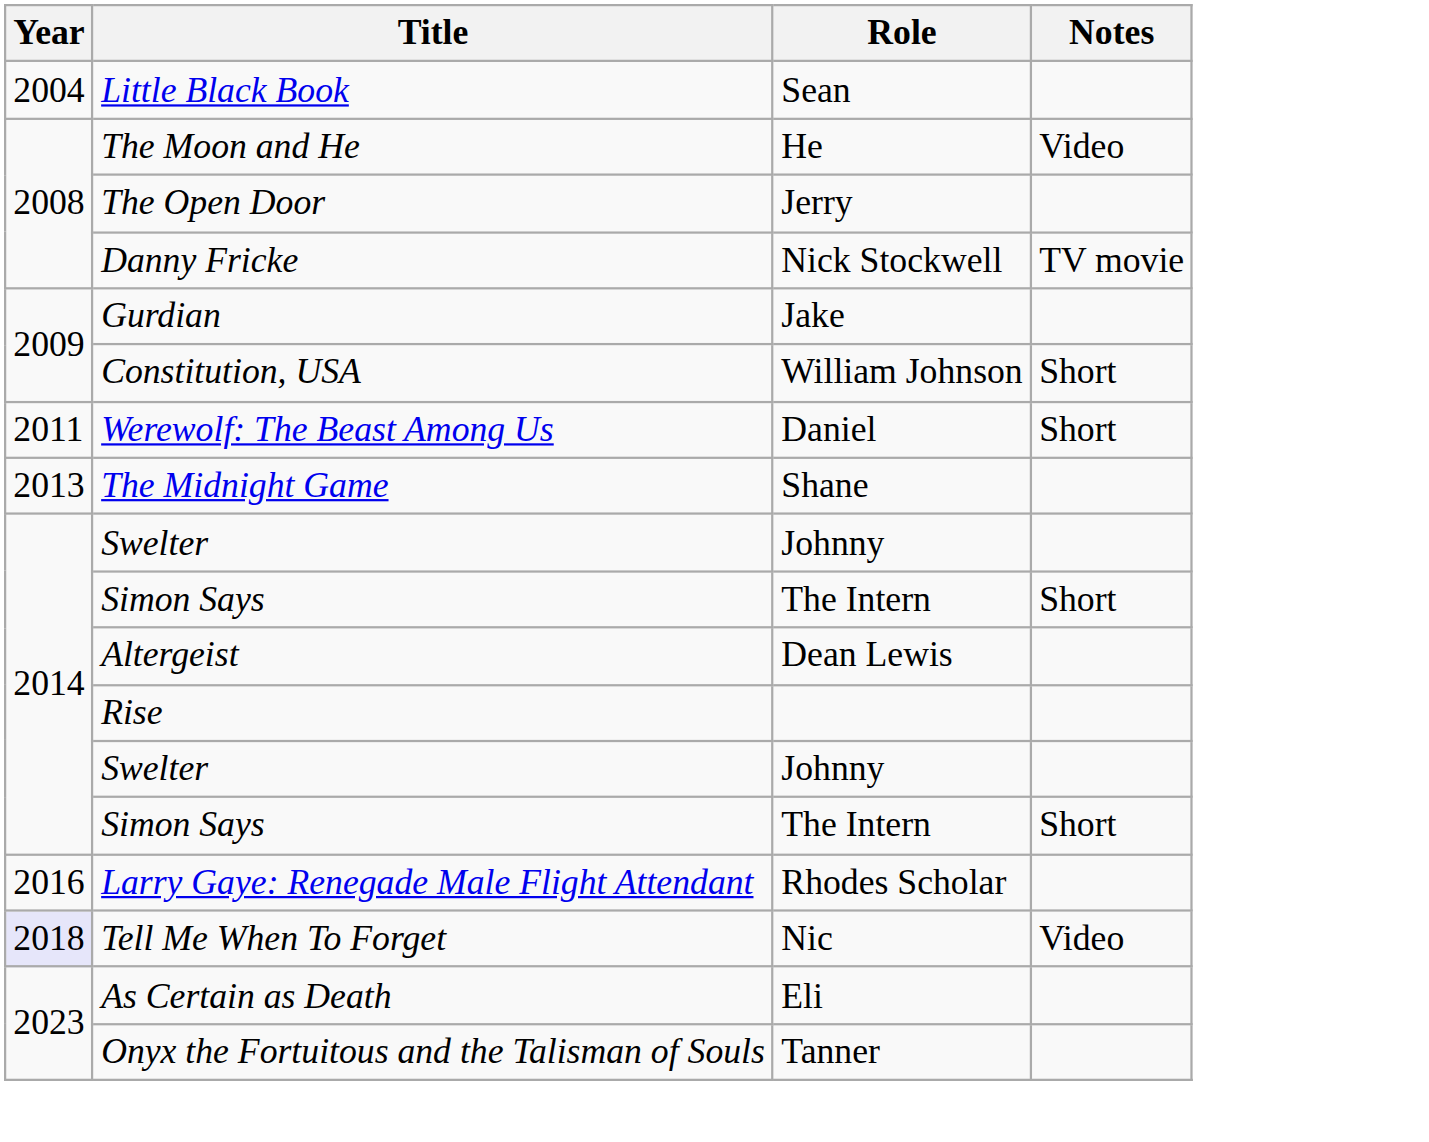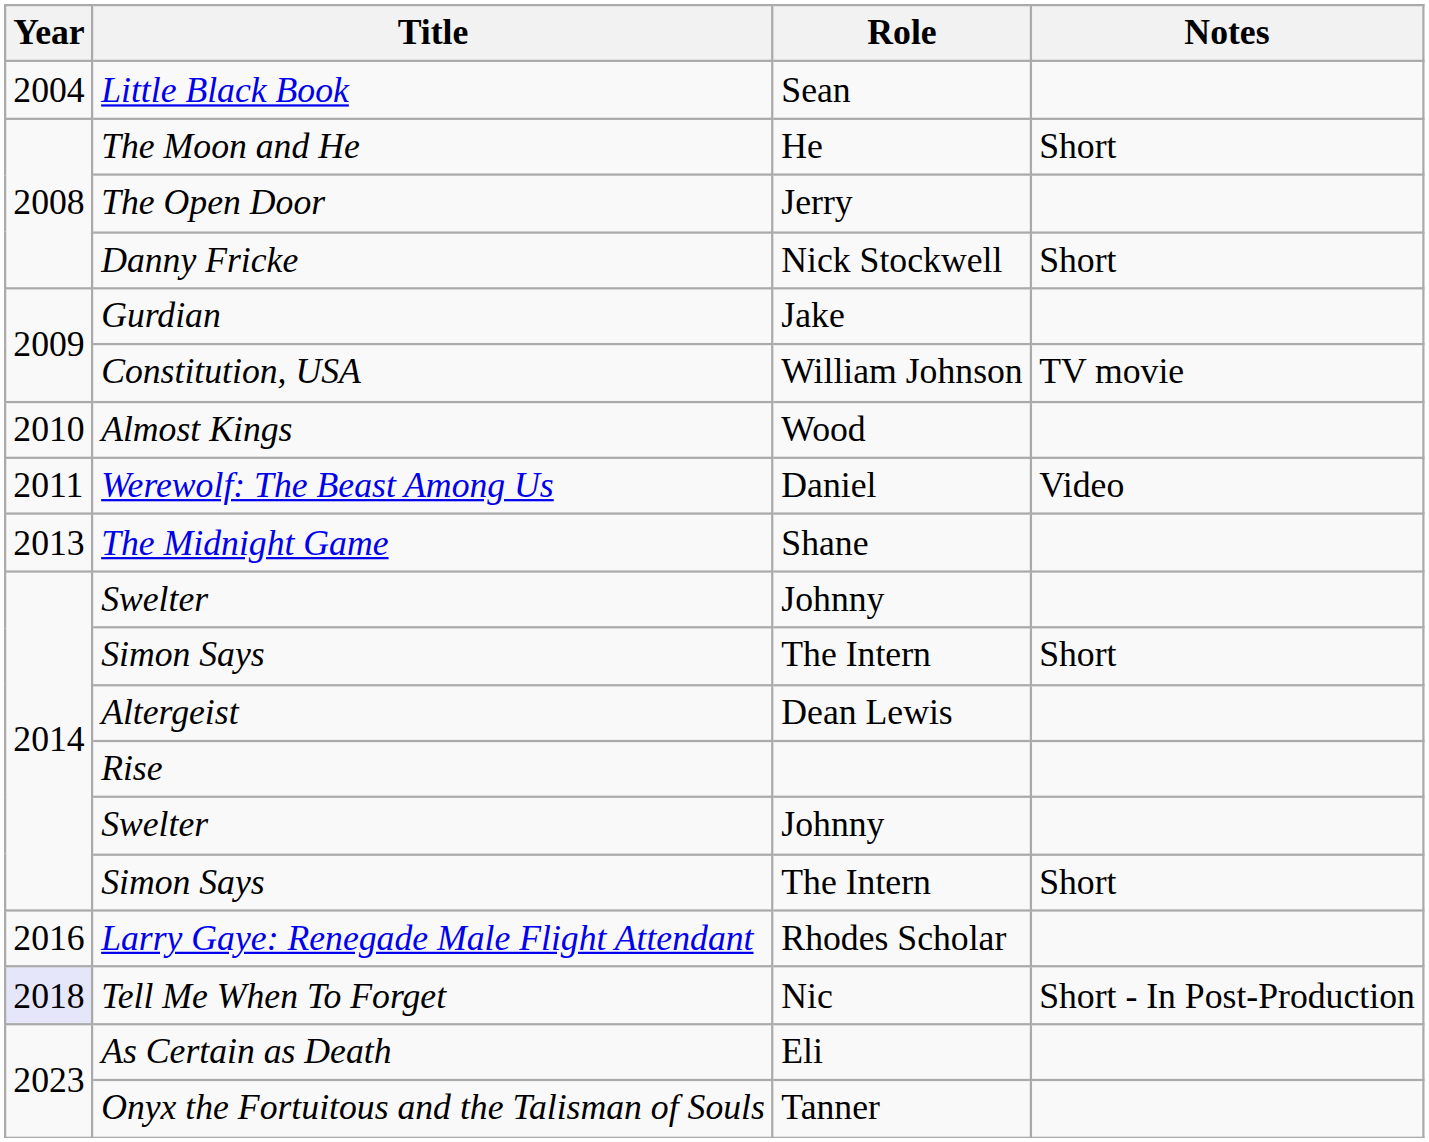(1082, 145) Video -> (1078, 145) Short
(1112, 259) TV movie -> (1078, 259) Short
(1078, 372) Short -> (1112, 372) TV movie
+ row: (197, 428)
(1078, 428) Short -> (1082, 485) Video
(1082, 938) Video -> (1227, 994) Short - In Post-Production
